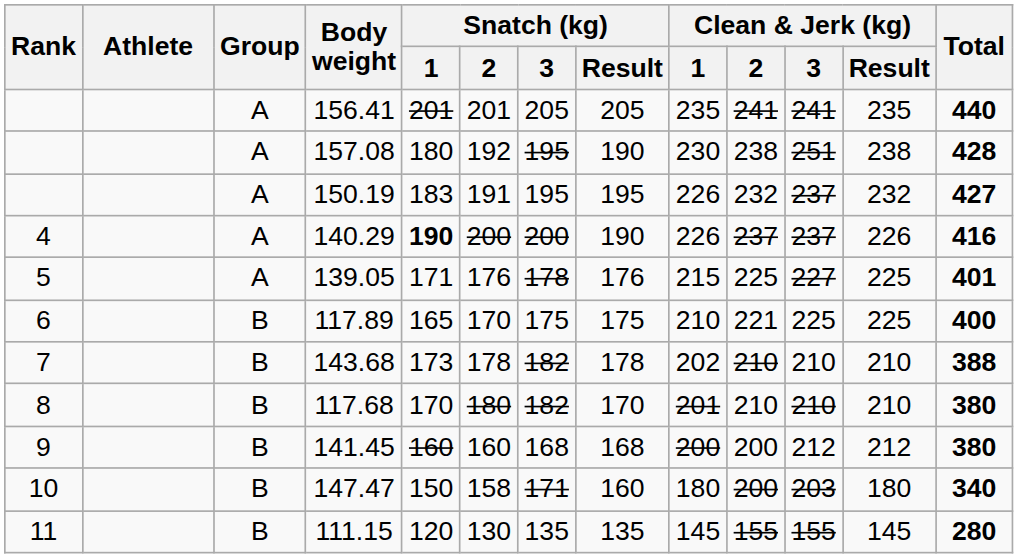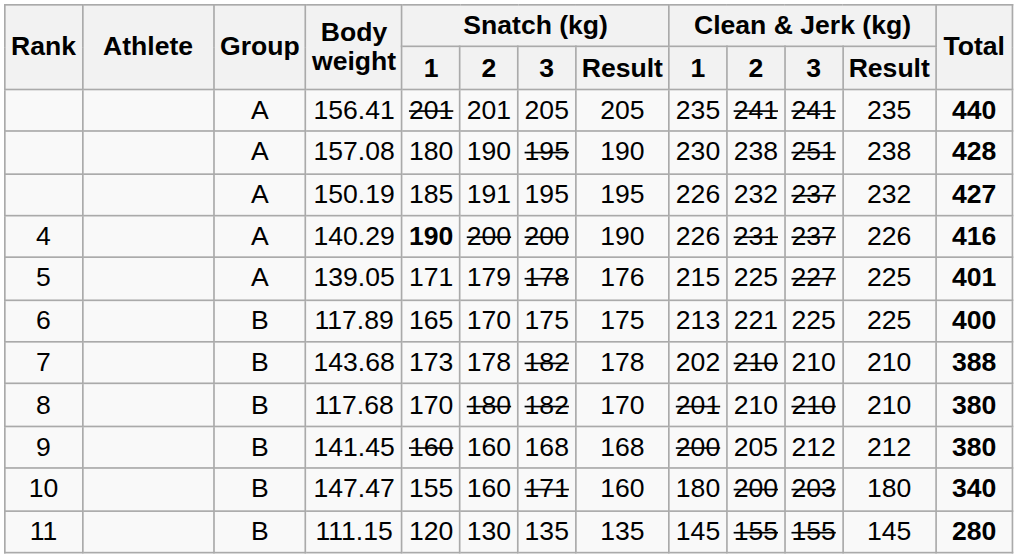(489, 151) 192 -> (489, 151) 190
(431, 194) 183 -> (431, 194) 185
(756, 236) 237 -> (756, 236) 231
(489, 278) 176 -> (489, 278) 179
(698, 320) 210 -> (698, 320) 213
(756, 446) 200 -> (756, 446) 205
(431, 488) 150 -> (431, 488) 155
(489, 488) 158 -> (489, 488) 160
